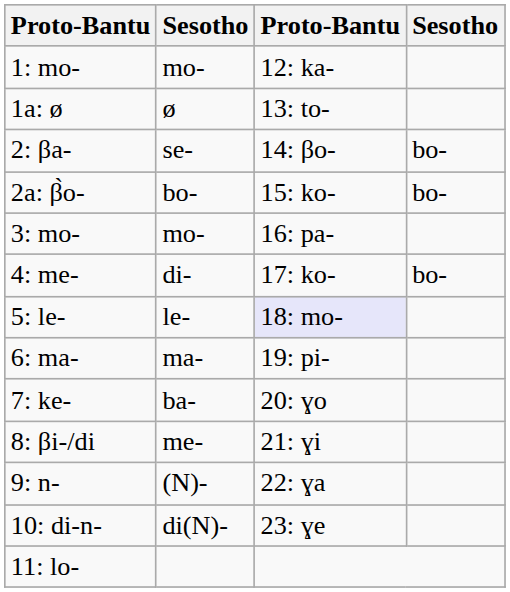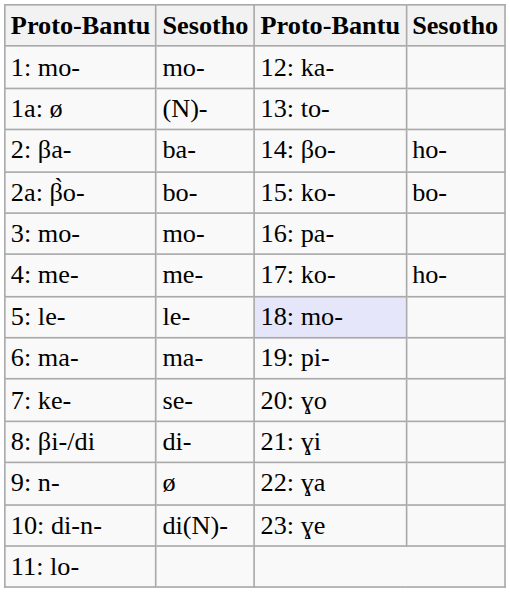(169, 108) ø -> (185, 108) (N)-
(178, 150) se- -> (179, 150) ba-
(430, 150) bo- -> (430, 150) ho-
(177, 274) di- -> (183, 274) me-
(430, 274) bo- -> (430, 274) ho-
(179, 399) ba- -> (178, 399) se-
(183, 441) me- -> (177, 441) di-
(185, 483) (N)- -> (169, 483) ø
